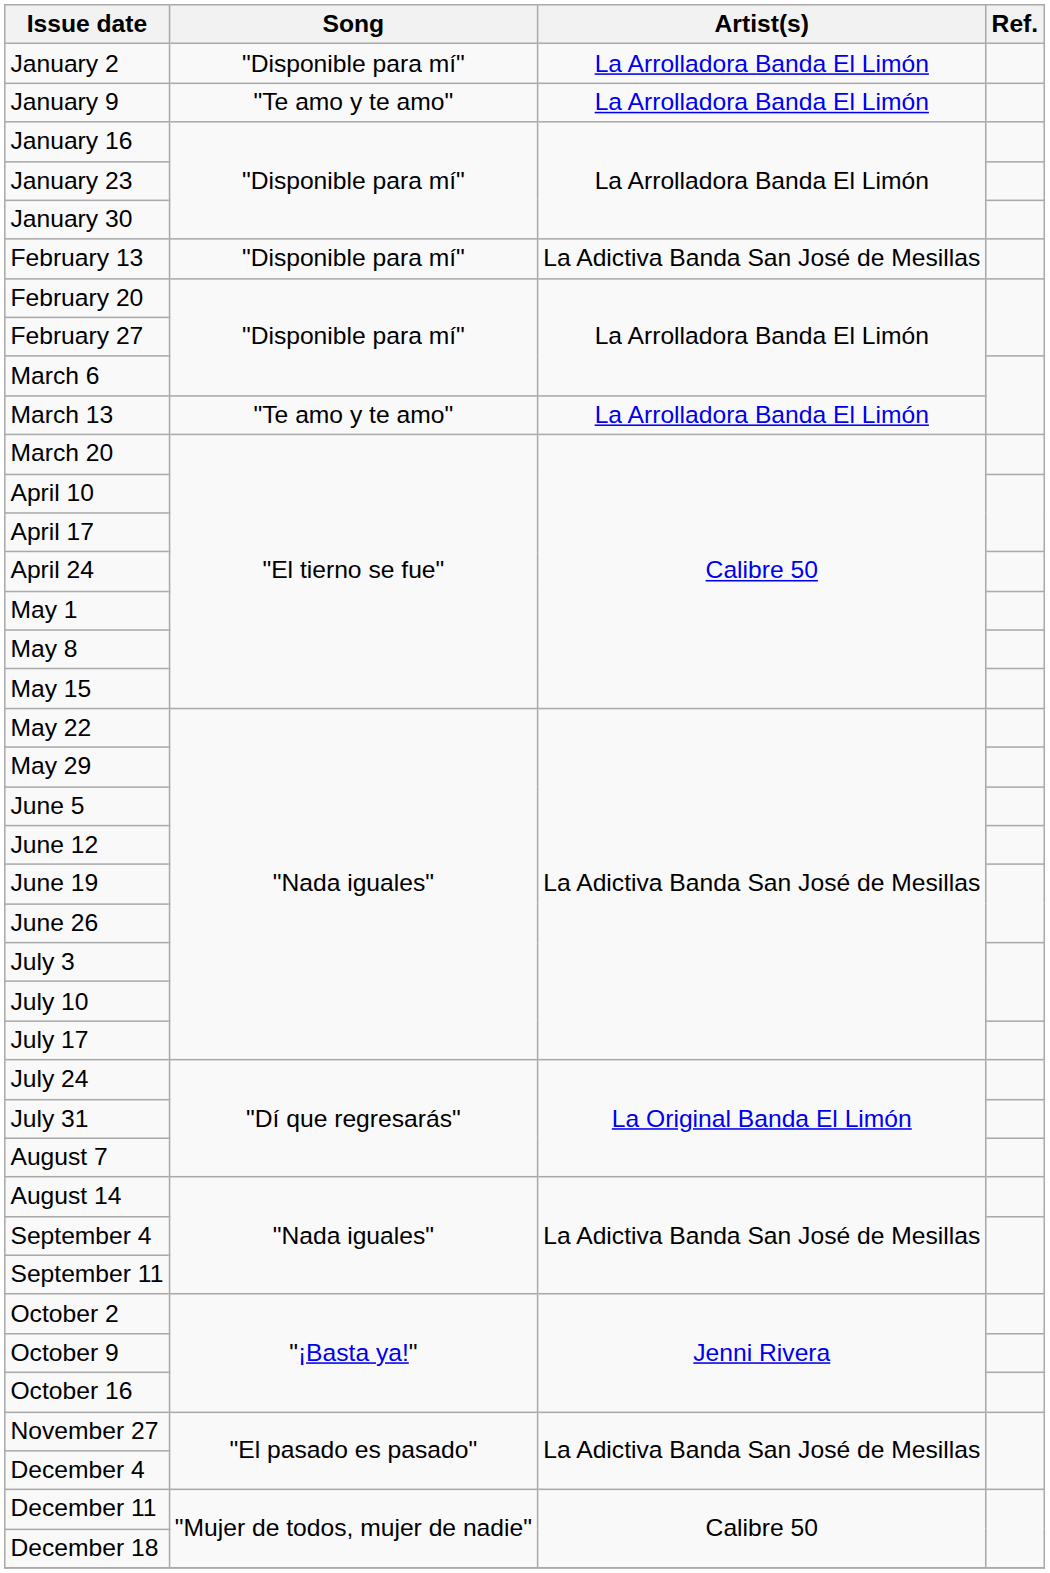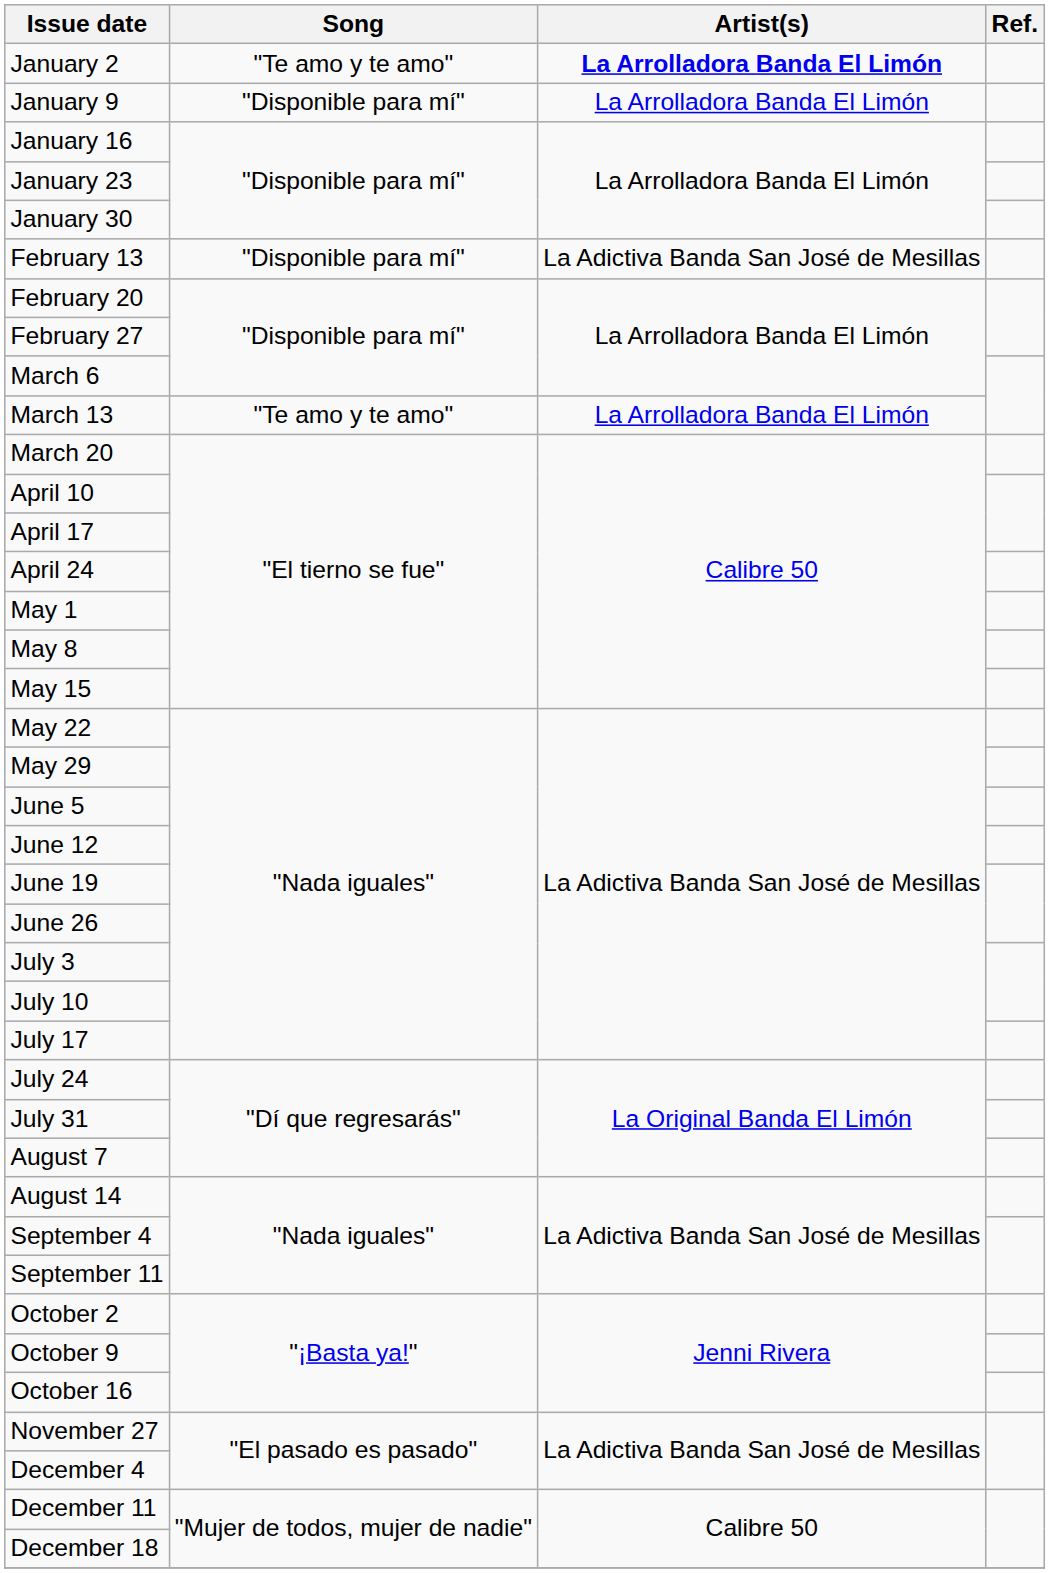(353, 63) "Disponible para mí" -> (353, 63) "Te amo y te amo"
(762, 63) normal -> (762, 63) bold
(353, 102) "Te amo y te amo" -> (353, 102) "Disponible para mí"
